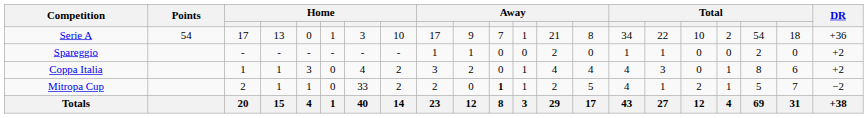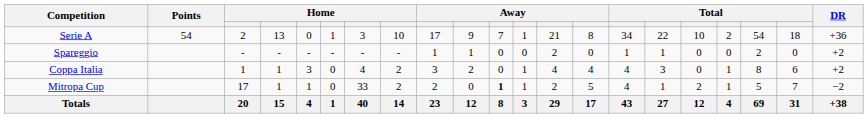(243, 35) 17 -> (243, 35) 2
(243, 87) 2 -> (243, 87) 17
